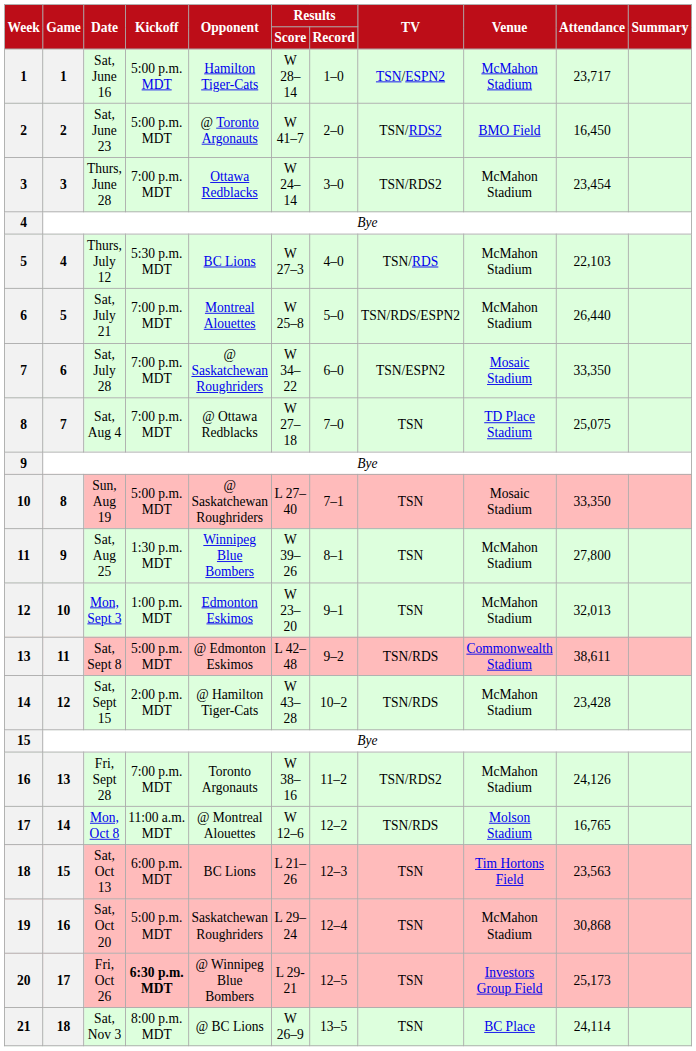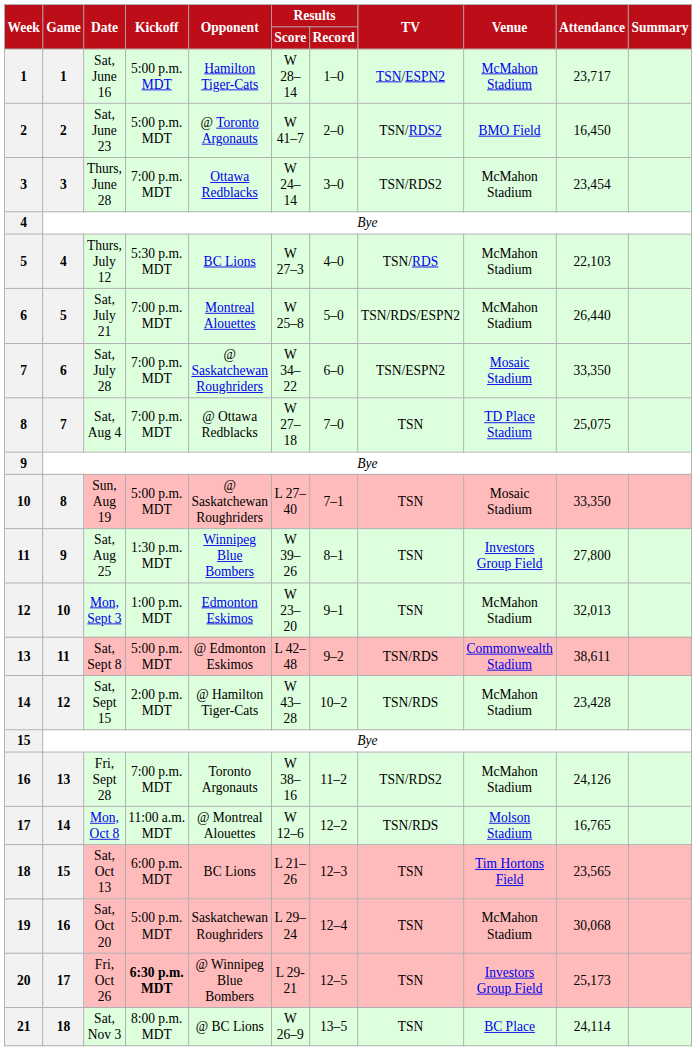(510, 555) McMahon Stadium -> (510, 555) Investors Group Field
(592, 872) 23,563 -> (592, 872) 23,565
(592, 926) 30,868 -> (592, 926) 30,068
